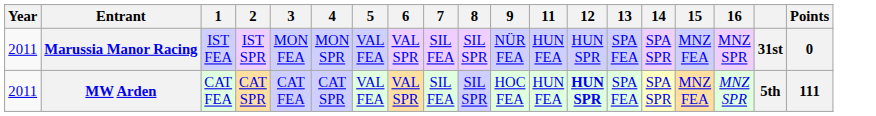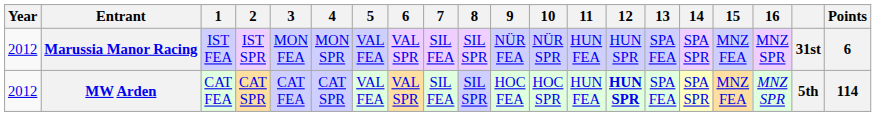+ column: (548, 16)
(23, 49) 2011 -> (23, 49) 2012
(810, 49) 0 -> (847, 49) 6
(23, 90) 2011 -> (23, 90) 2012
(810, 90) 111 -> (847, 90) 114
